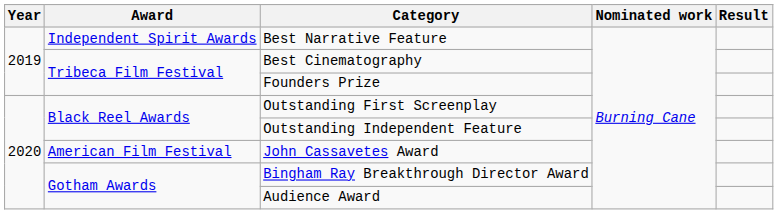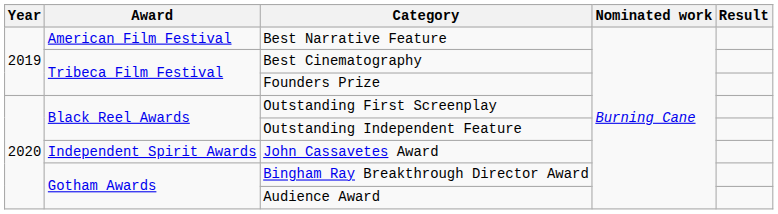(152, 39) Independent Spirit Awards -> (140, 39) American Film Festival
(140, 152) American Film Festival -> (152, 152) Independent Spirit Awards
